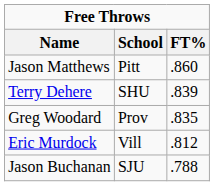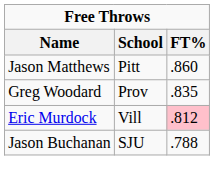- row: (50, 92)
(184, 142) no background -> (184, 117) pink background
